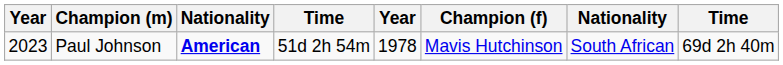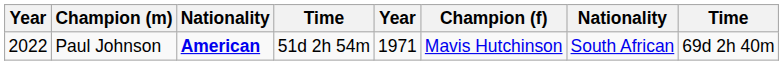(28, 45) 2023 -> (28, 45) 2022
(397, 45) 1978 -> (397, 45) 1971
